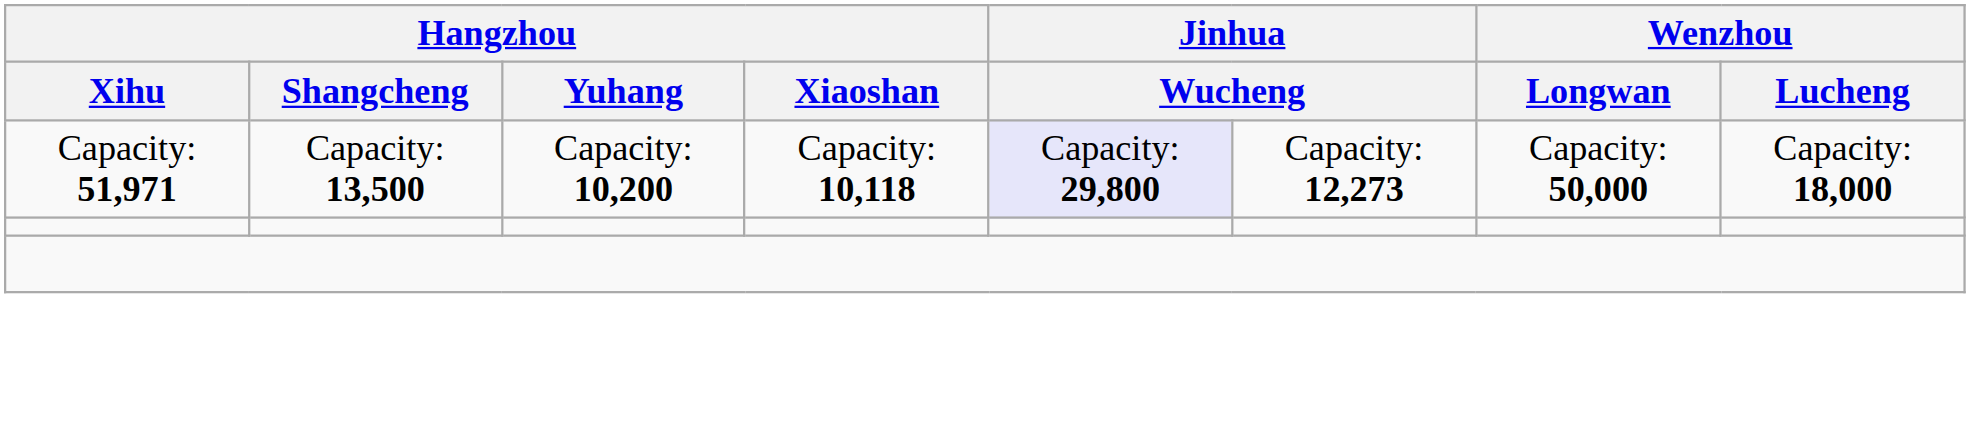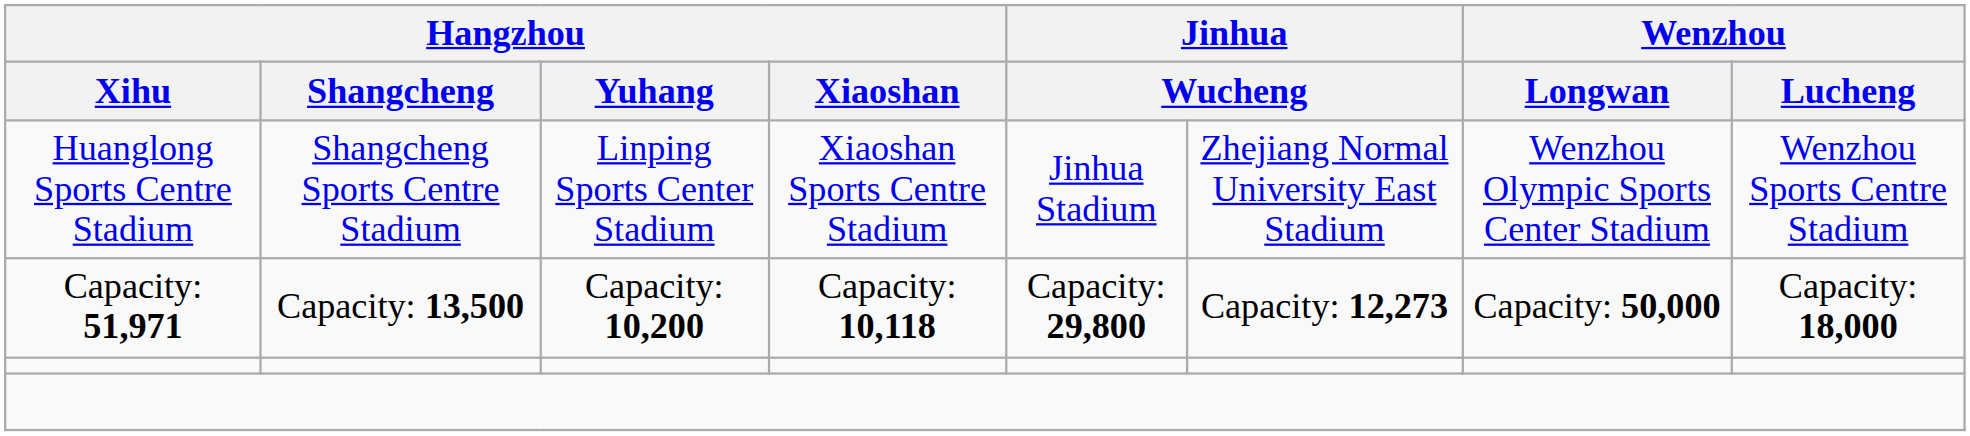+ row: (133, 188)
(1110, 168) lavender background -> (1096, 306) no background
